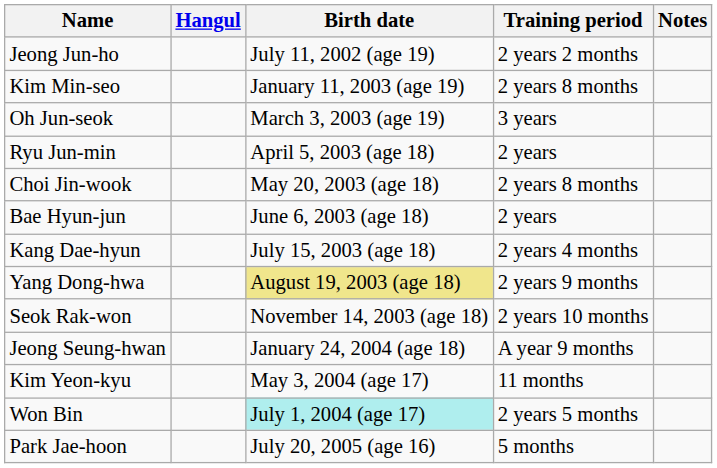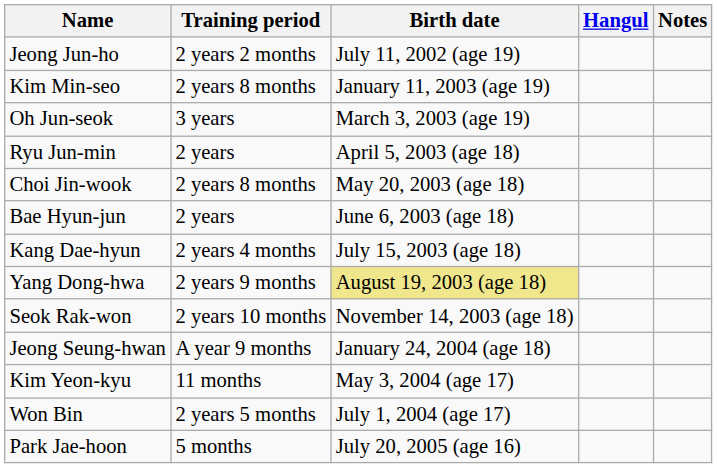columns swapped: (208, 20) <-> (573, 20)
(338, 413) paleturquoise background -> (423, 413) no background
